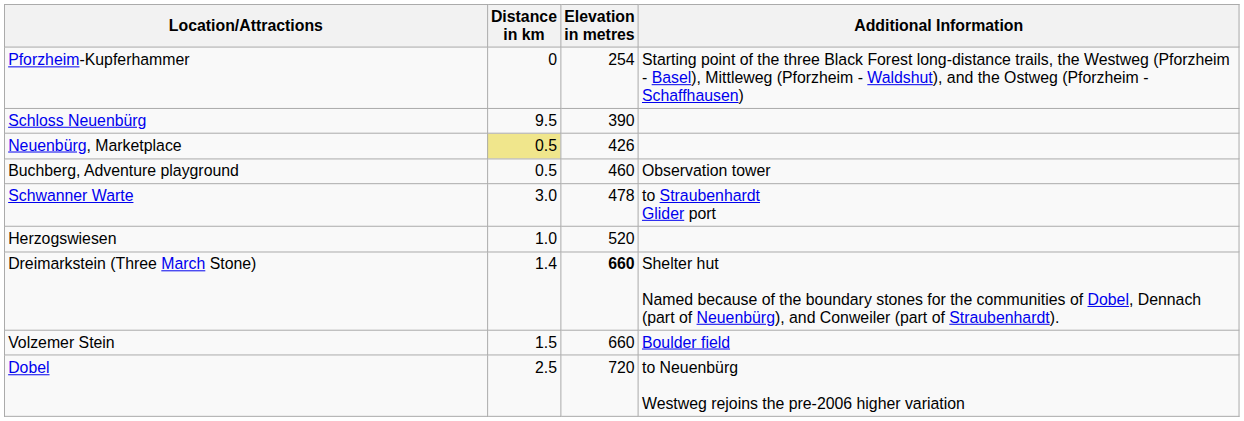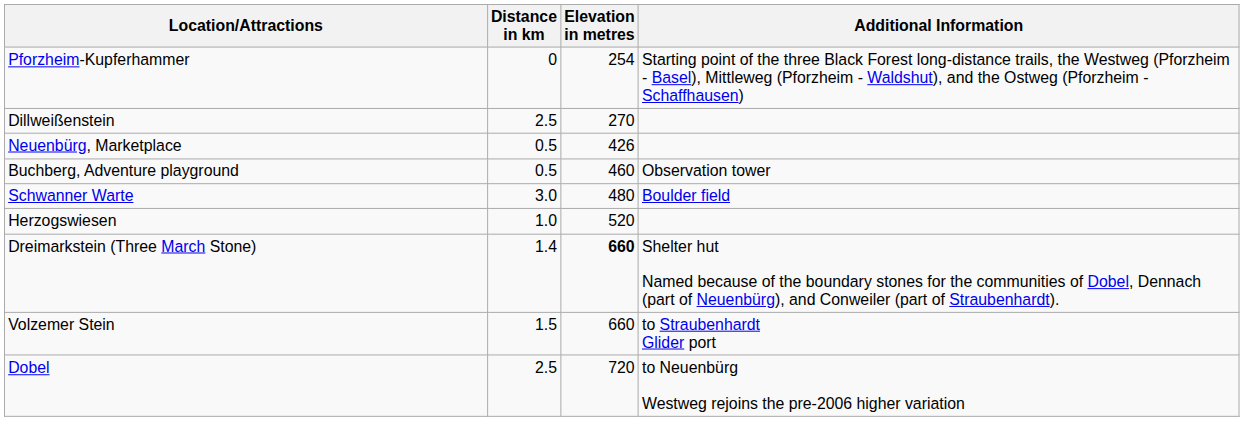+ row: (61, 120)
- row: (77, 120)
(546, 145) khaki background -> (546, 145) no background
(621, 196) 478 -> (621, 196) 480
(701, 205) to Straubenhardt Glider port -> (686, 196) Boulder field
(686, 342) Boulder field -> (701, 333) to Straubenhardt Glider port
